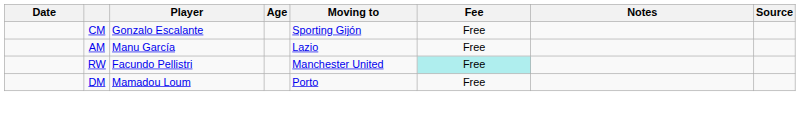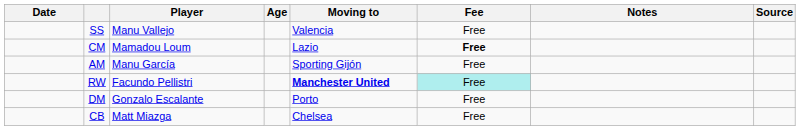+ row: (97, 30)
(158, 30) Gonzalo Escalante -> (151, 47) Mamadou Loum
(327, 30) Sporting Gijón -> (305, 47) Lazio
(474, 30) normal -> (474, 47) bold
(305, 47) Lazio -> (327, 64) Sporting Gijón
(338, 64) normal -> (341, 82) bold
(151, 82) Mamadou Loum -> (158, 99) Gonzalo Escalante
+ row: (97, 116)
